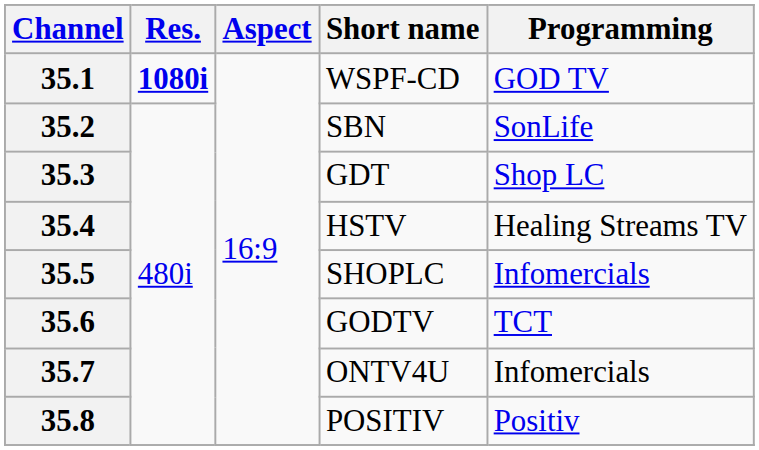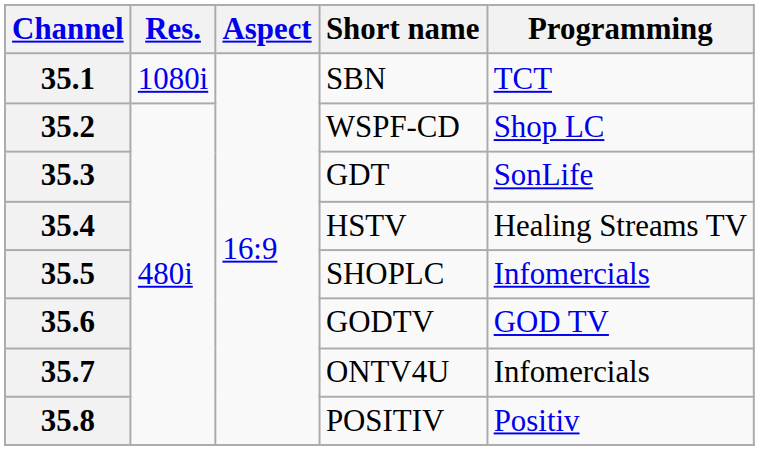(173, 77) bold -> (173, 77) normal
(393, 77) WSPF-CD -> (356, 77) SBN
(551, 77) GOD TV -> (523, 77) TCT
(356, 126) SBN -> (393, 126) WSPF-CD
(543, 126) SonLife -> (549, 126) Shop LC
(549, 175) Shop LC -> (543, 175) SonLife
(523, 322) TCT -> (551, 322) GOD TV
